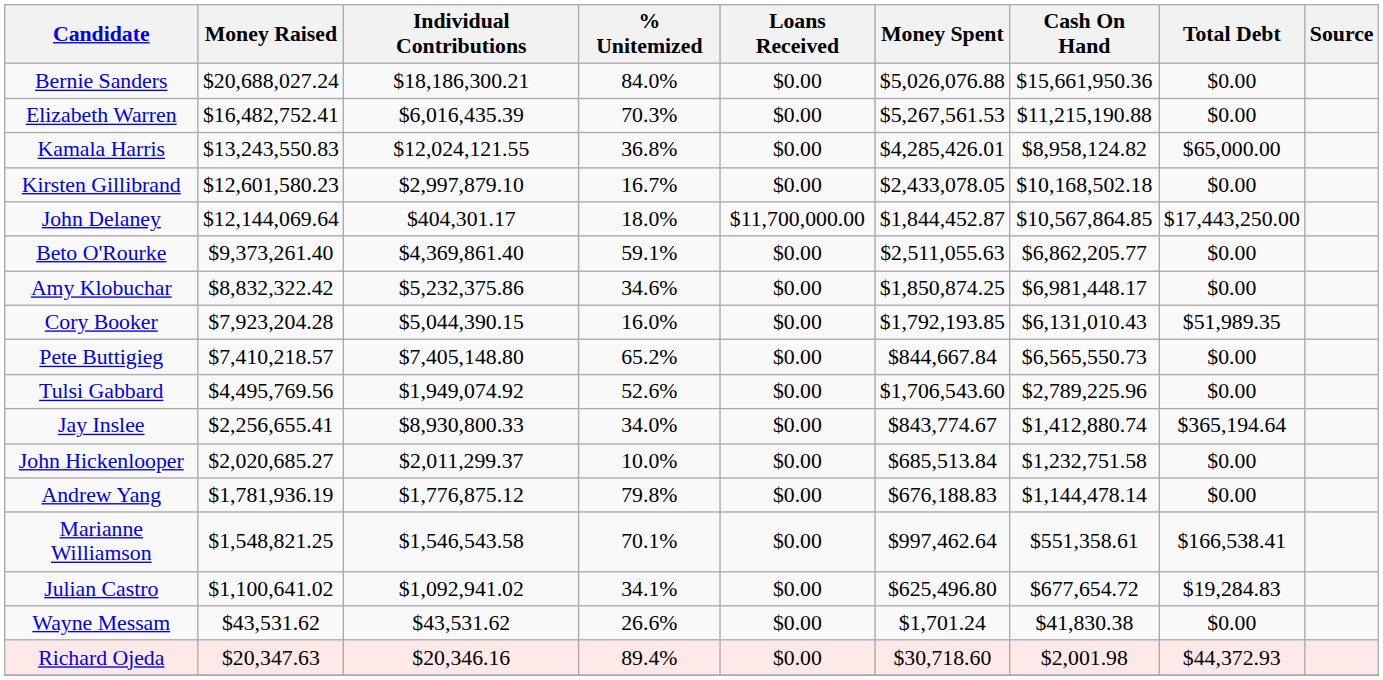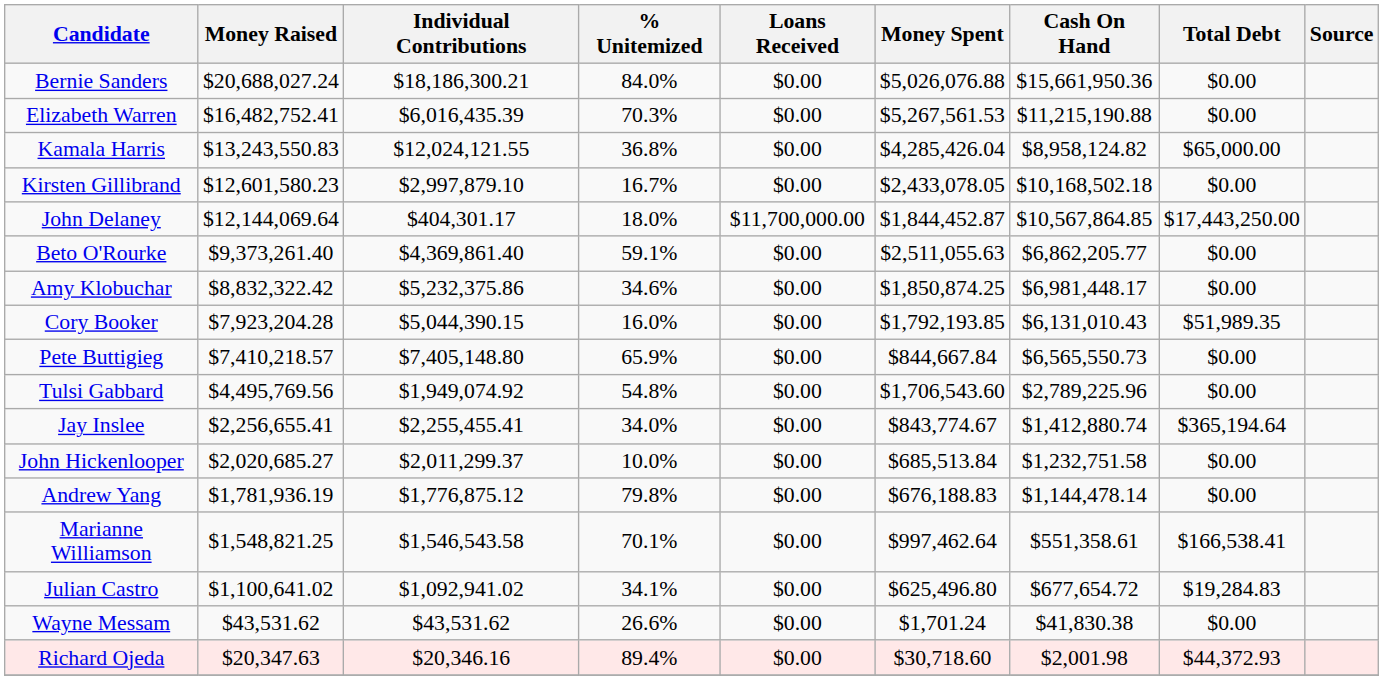(942, 149) $4,285,426.01 -> (942, 149) $4,285,426.04
(649, 356) 65.2% -> (649, 356) 65.9%
(649, 391) 52.6% -> (649, 391) 54.8%
(461, 425) $8,930,800.33 -> (461, 425) $2,255,455.41
